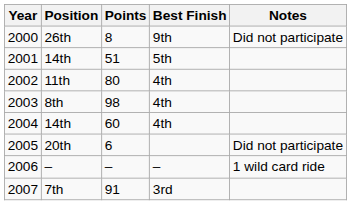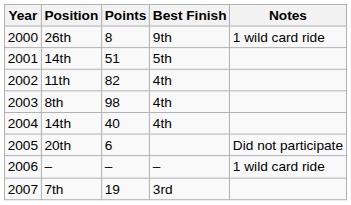(288, 37) Did not participate -> (279, 37) 1 wild card ride
(112, 80) 80 -> (112, 80) 82
(112, 124) 60 -> (112, 124) 40
(112, 189) 91 -> (112, 189) 19
